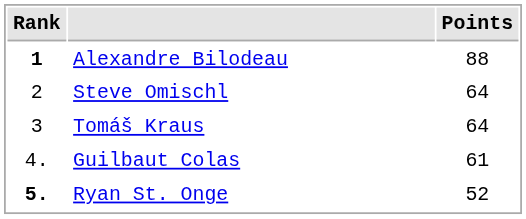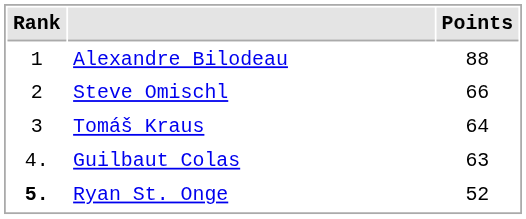(37, 59) bold -> (37, 59) normal
(477, 93) 64 -> (477, 93) 66
(477, 161) 61 -> (477, 161) 63
